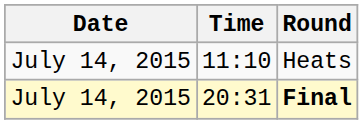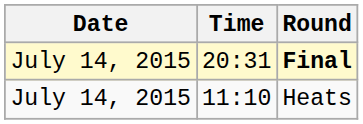rows swapped: (317, 61) <-> (317, 99)
